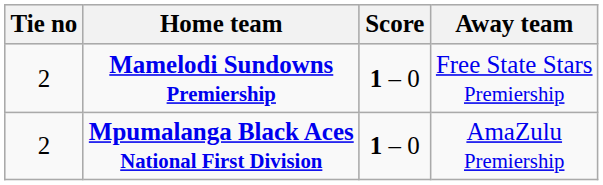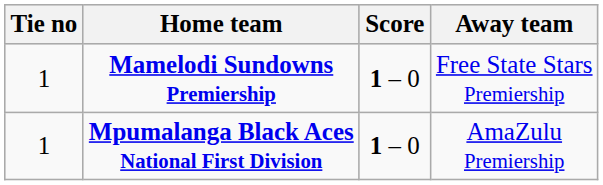(44, 77) 2 -> (44, 77) 1
(44, 145) 2 -> (44, 145) 1
